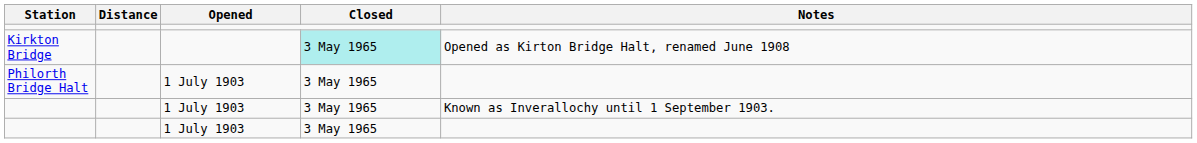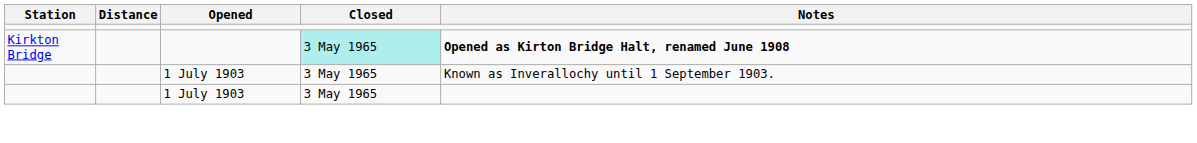(617, 47) normal -> (617, 47) bold
- row: (48, 81)
